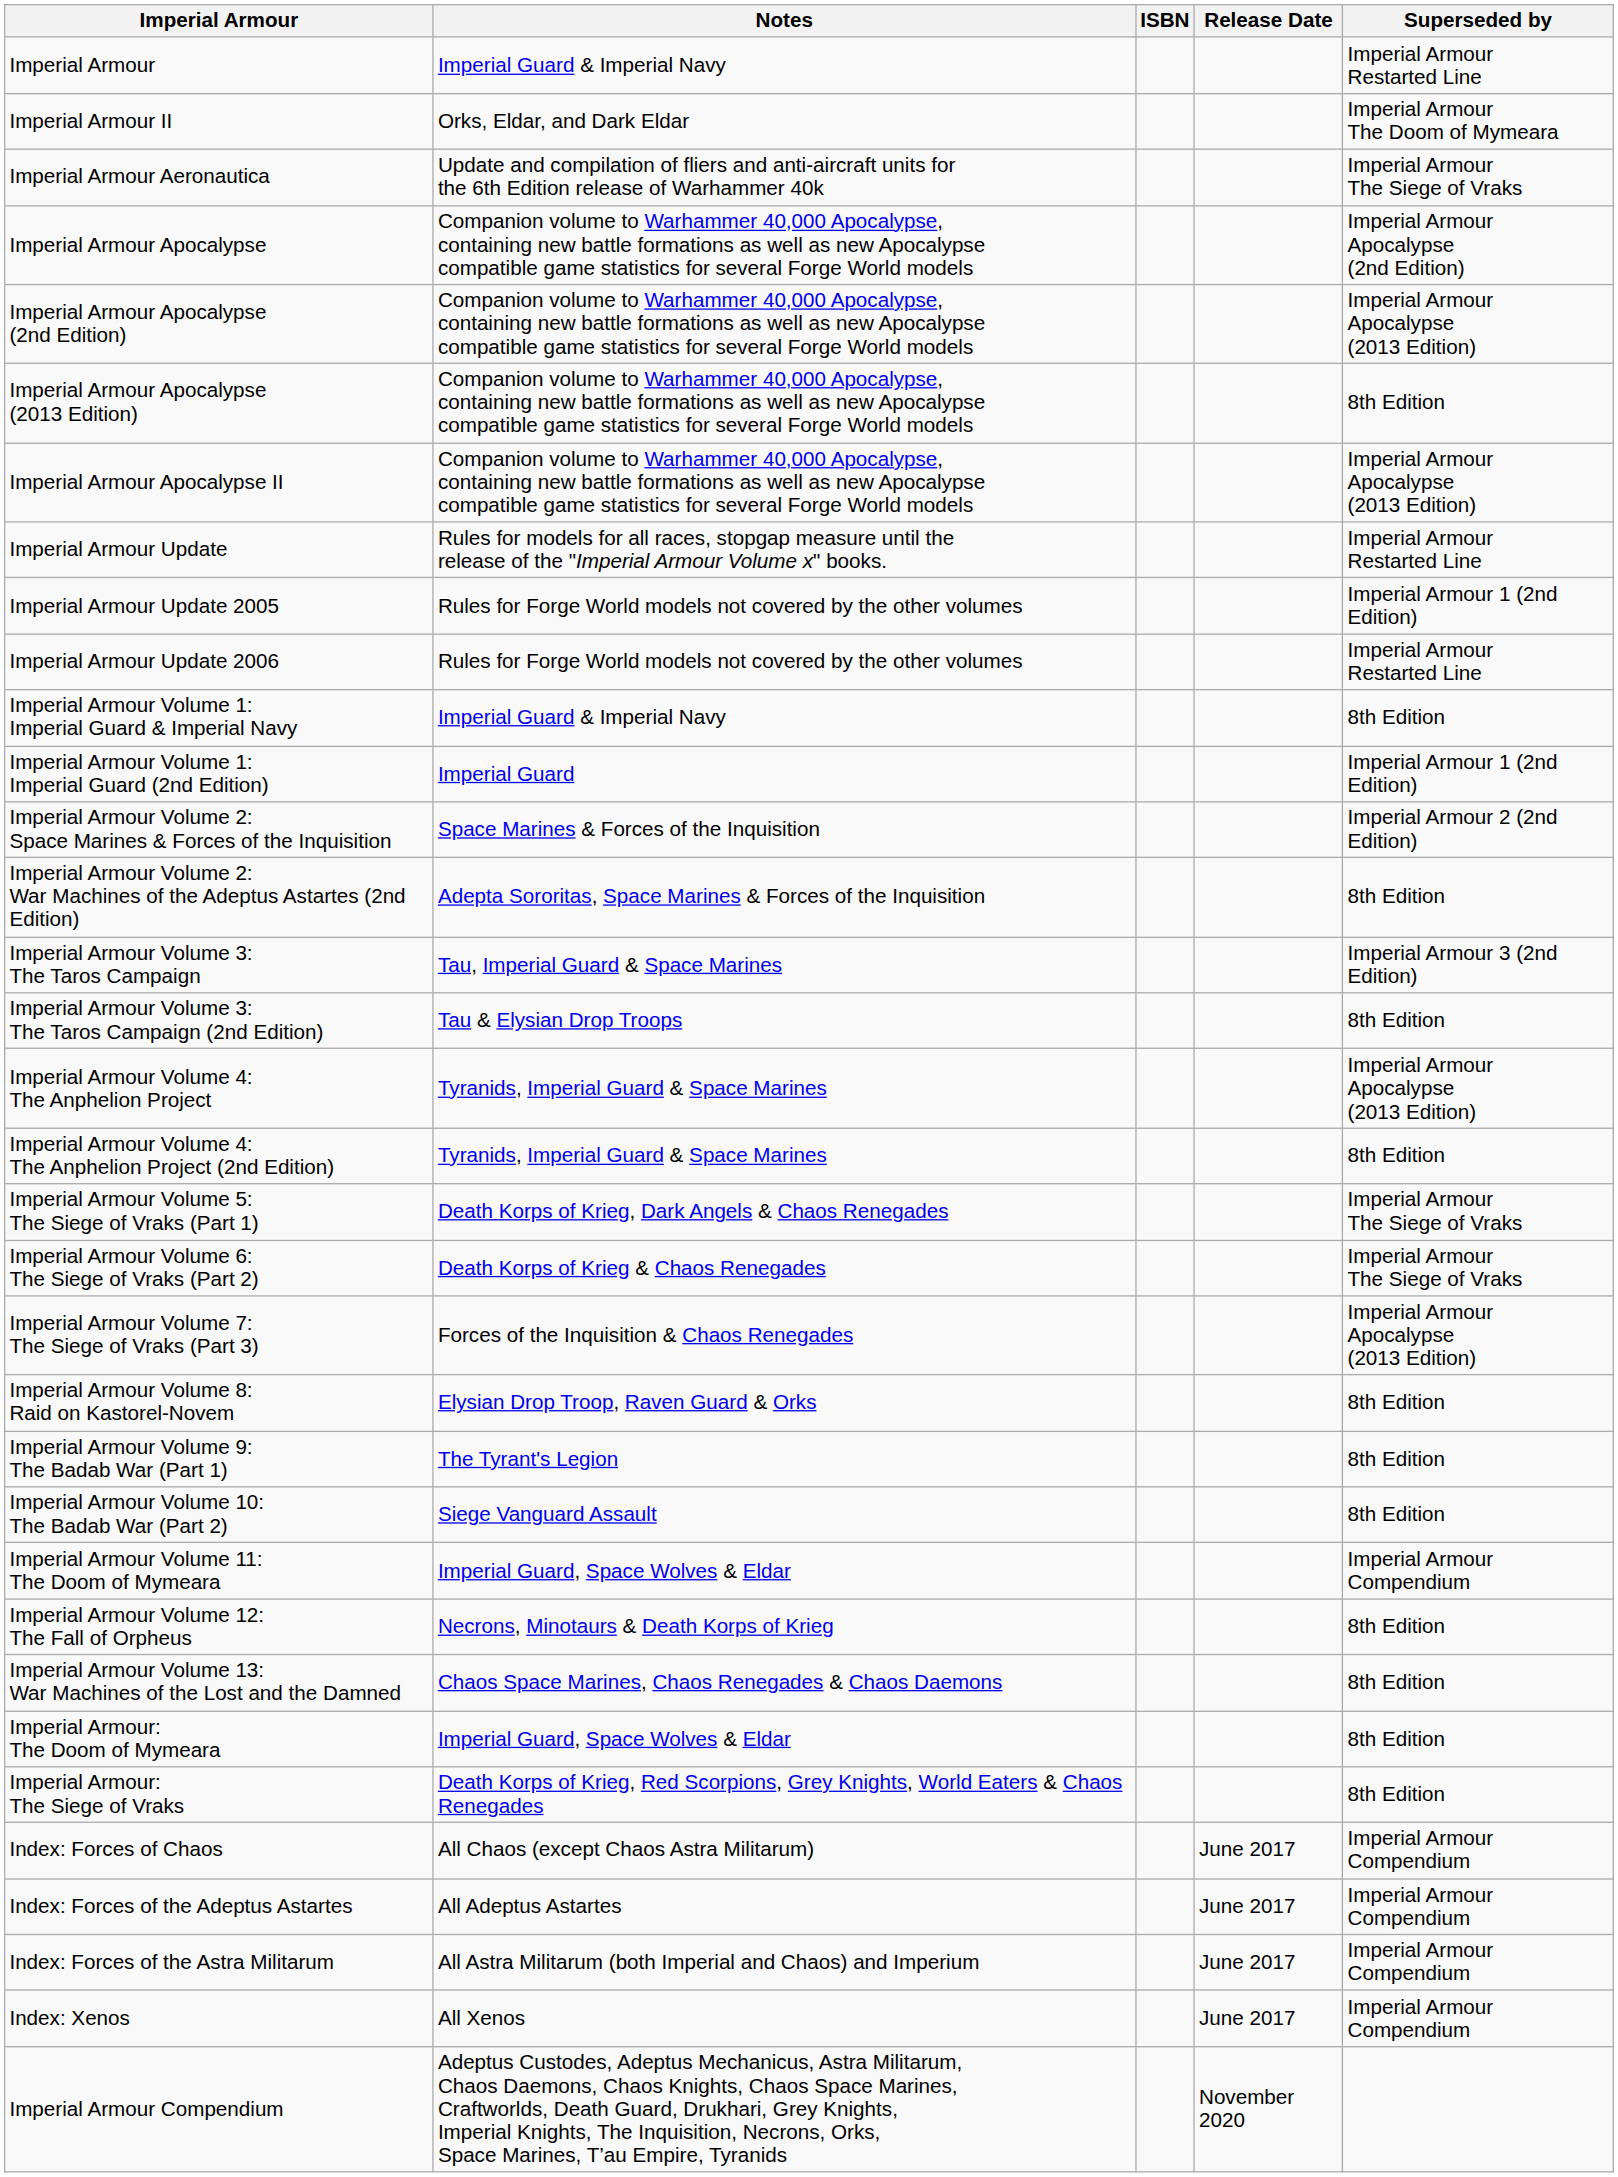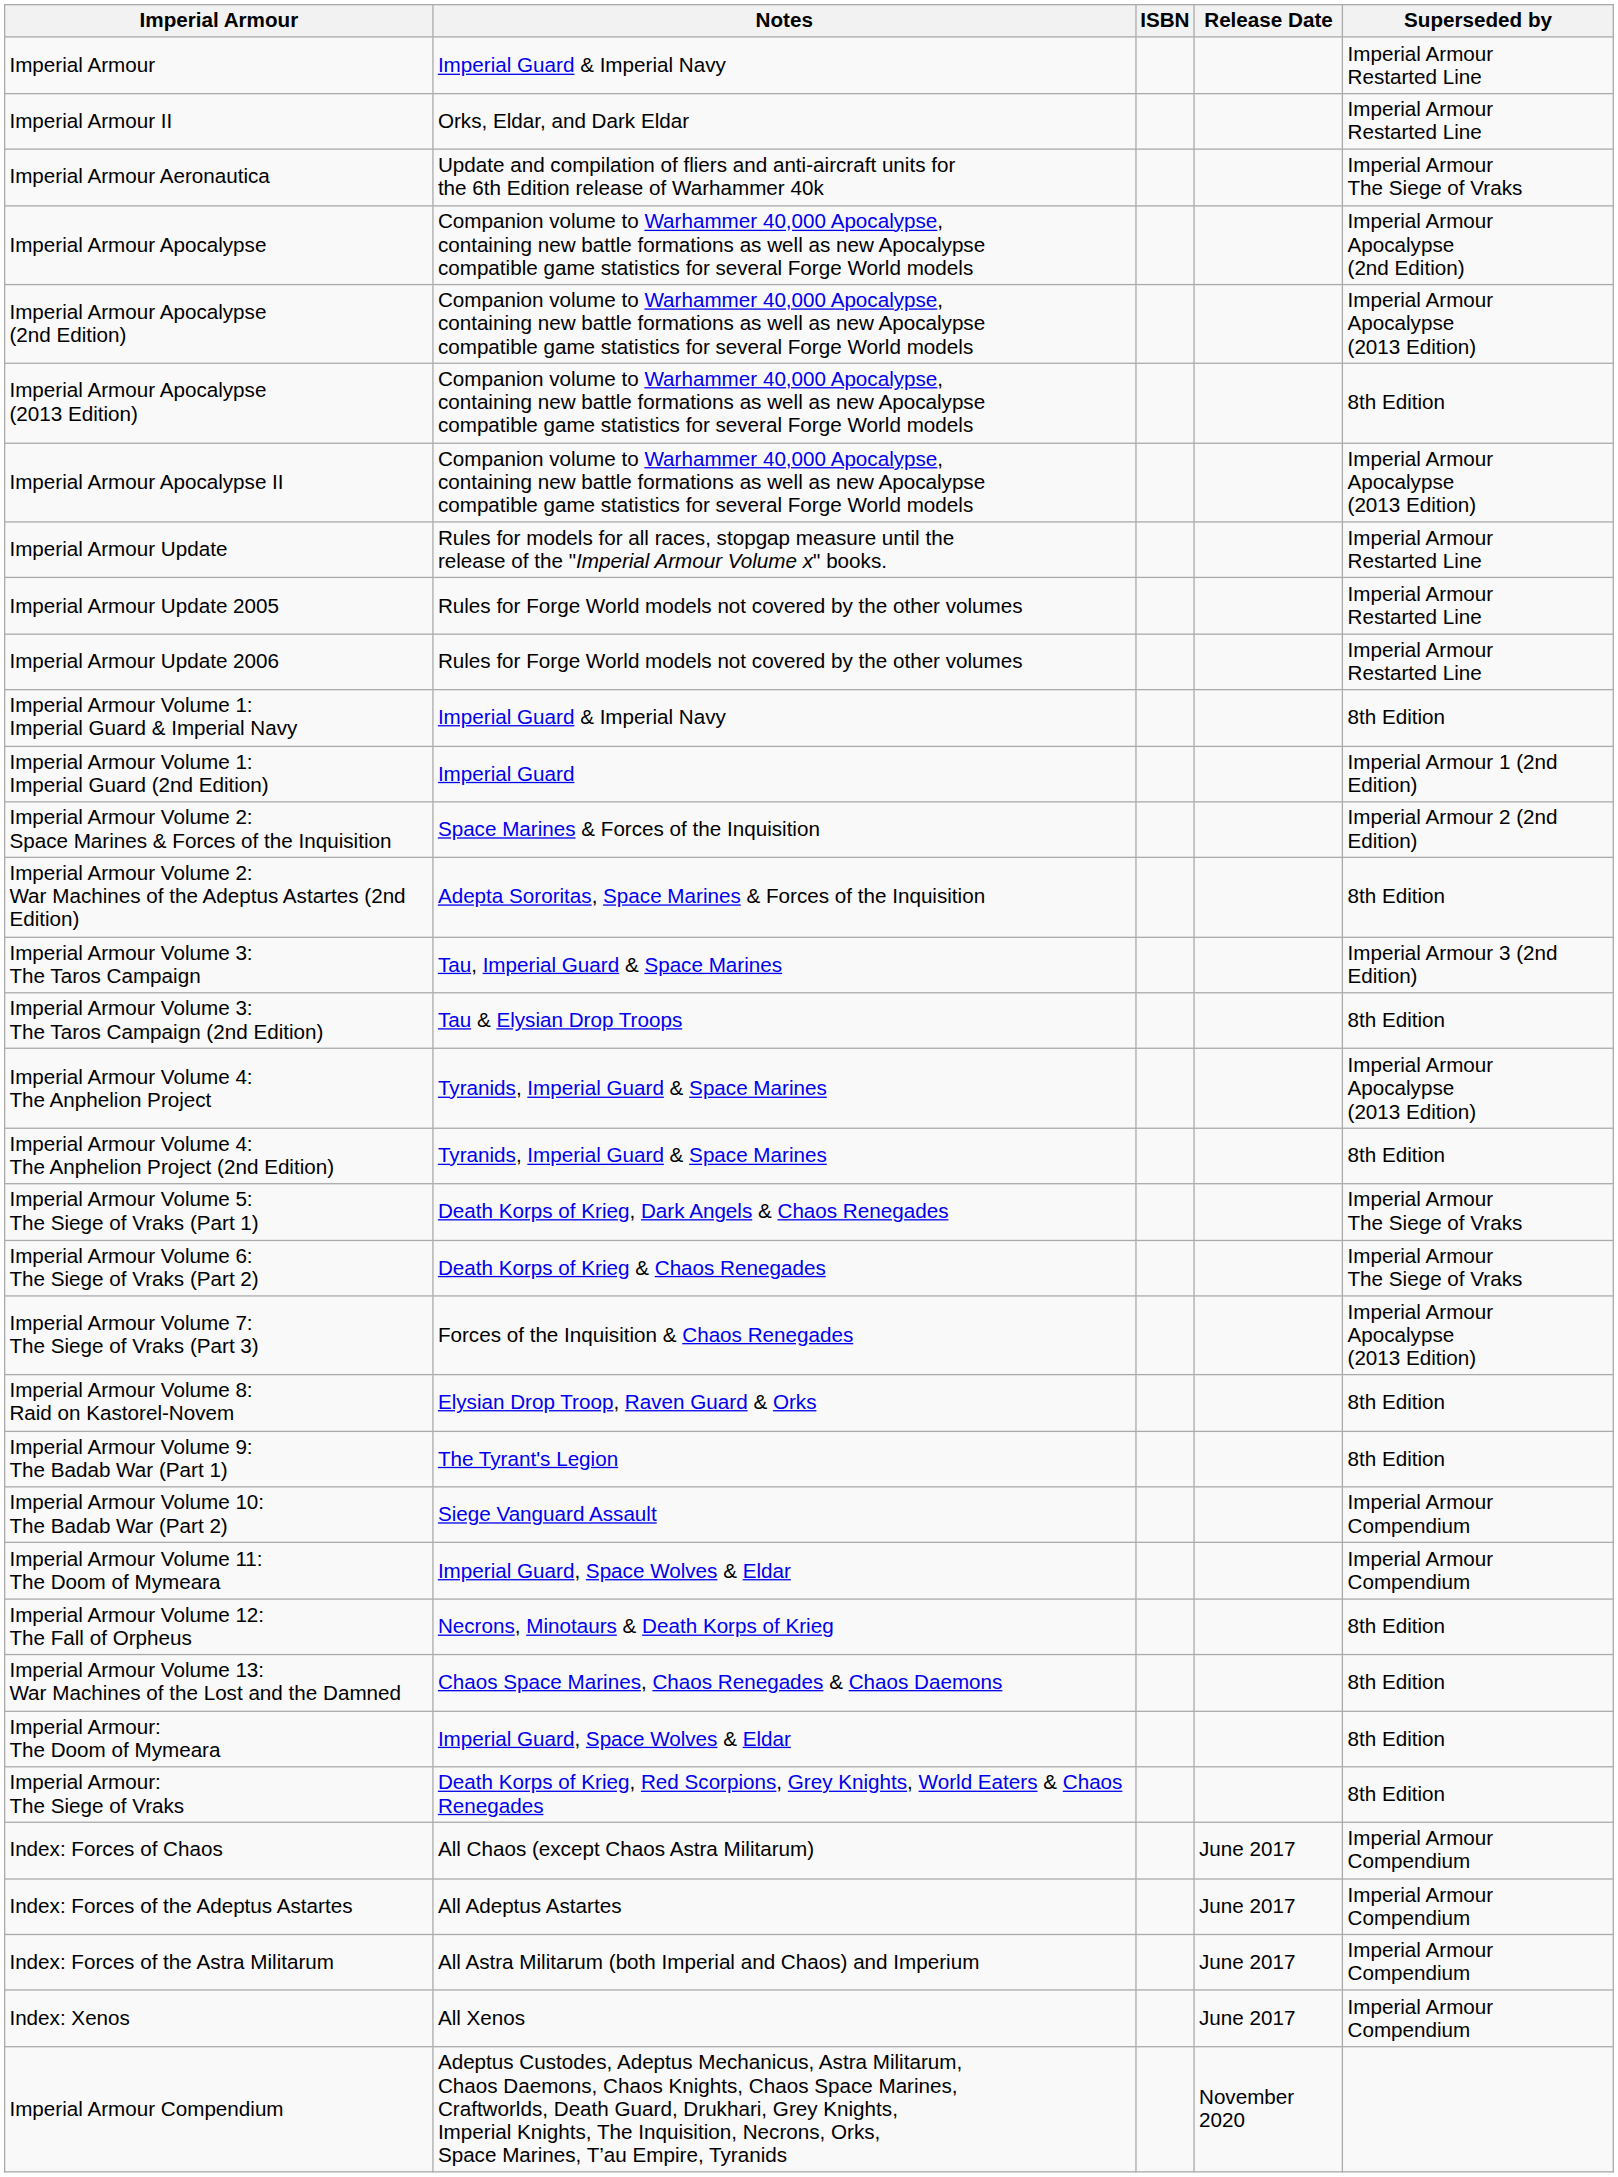(1453, 121) Imperial Armour The Doom of Mymeara -> (1420, 121) Imperial Armour Restarted Line
(1452, 605) Imperial Armour 1 (2nd Edition) -> (1420, 605) Imperial Armour Restarted Line
(1396, 1514) 8th Edition -> (1420, 1514) Imperial Armour Compendium
